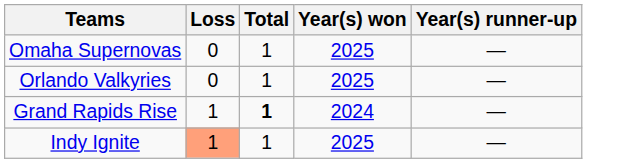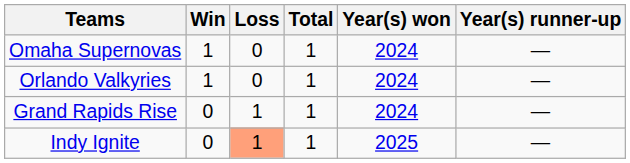+ column: (208, 19)
(352, 50) 2025 -> (397, 50) 2024
(352, 81) 2025 -> (397, 81) 2024
(267, 111) bold -> (311, 111) normal
